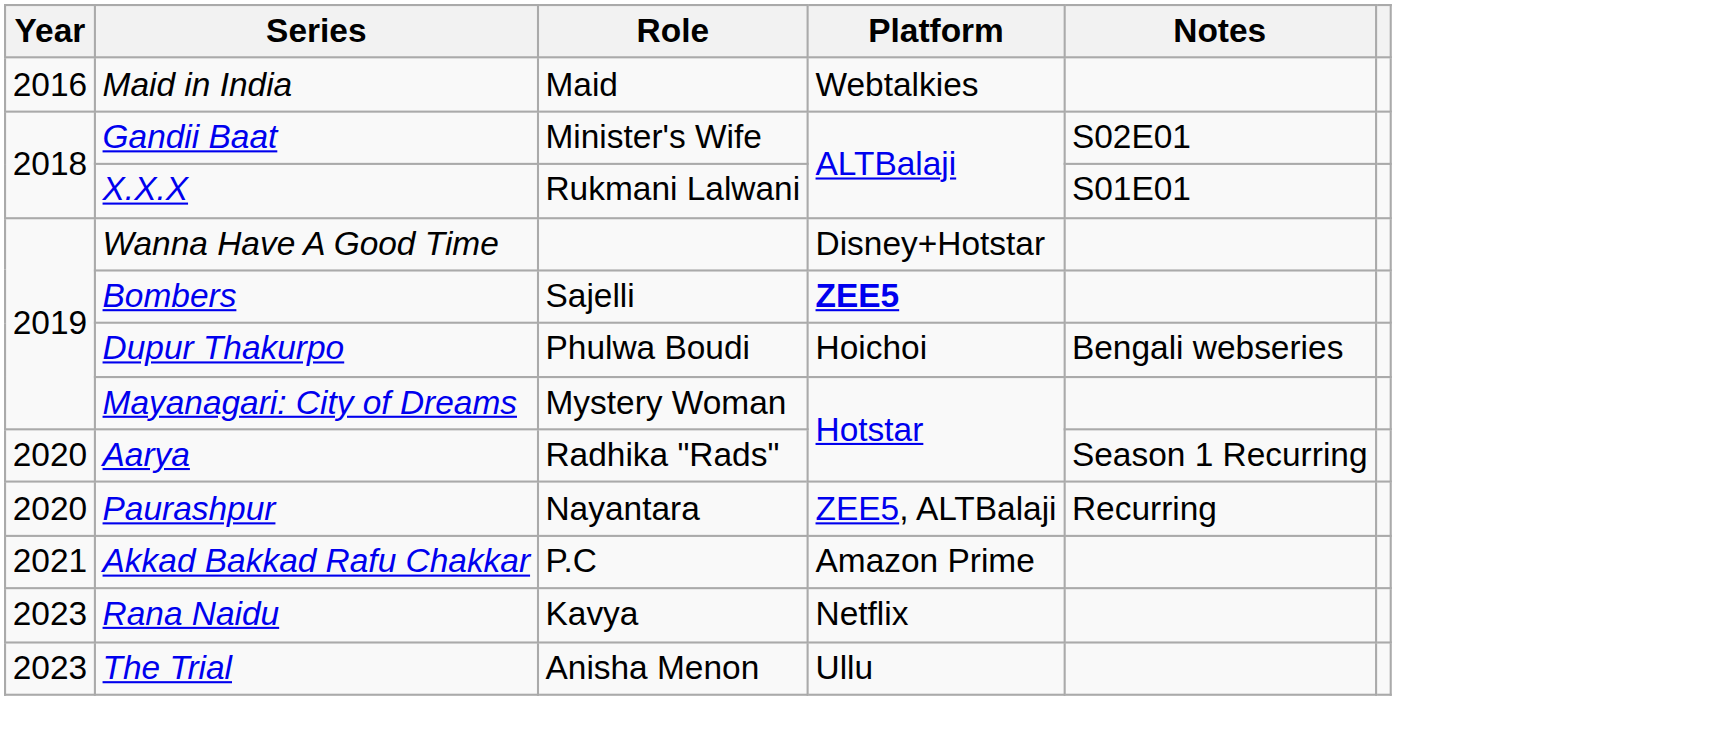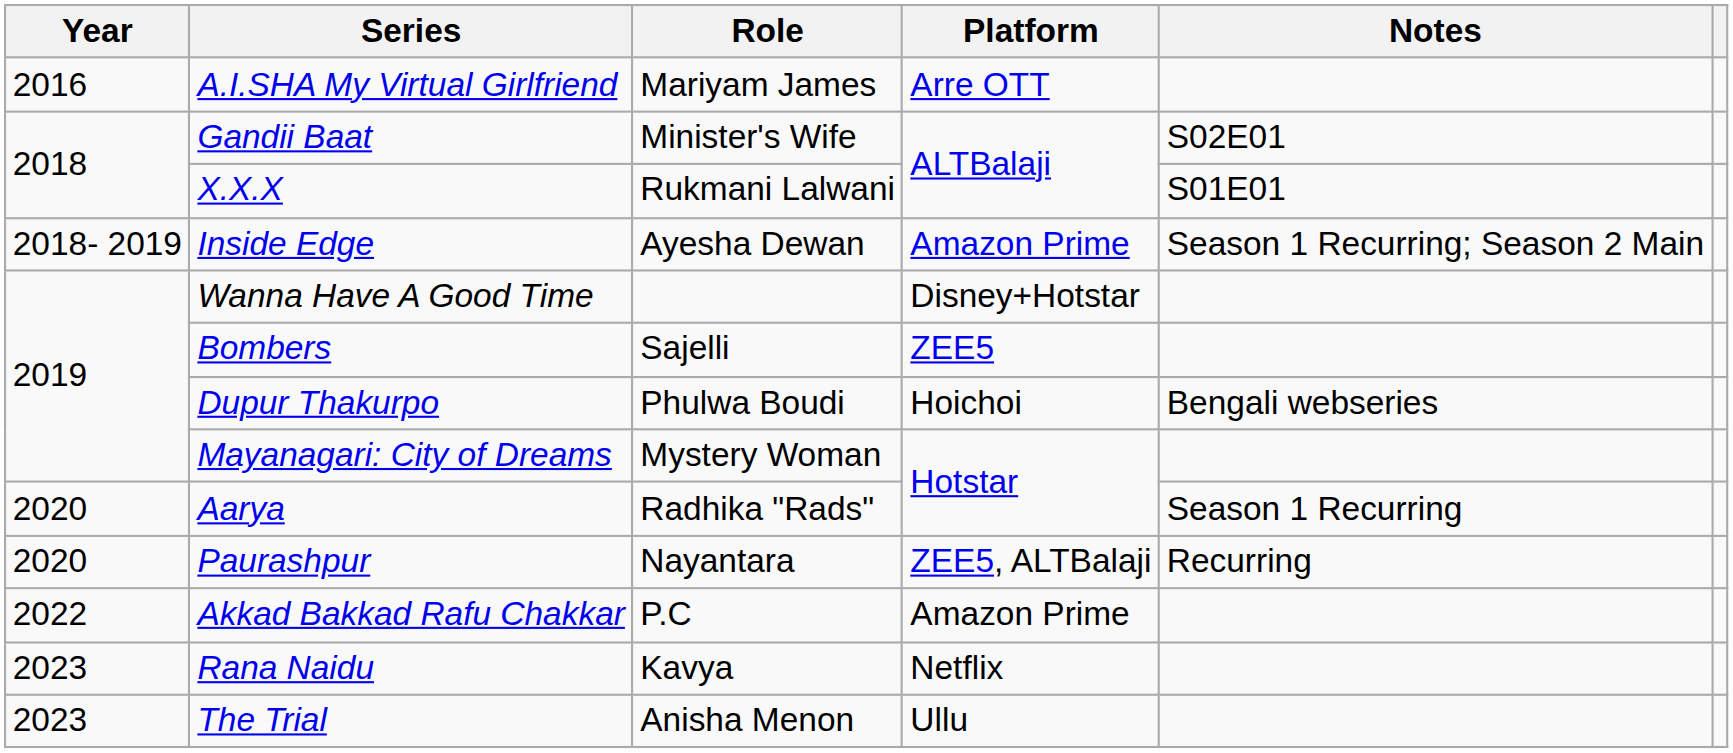- row: (197, 84)
+ row: (407, 84)
+ row: (286, 243)
(857, 296) bold -> (952, 349) normal
(50, 561) 2021 -> (50, 614) 2022
